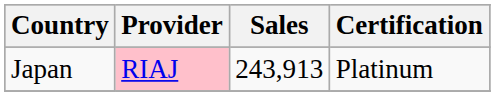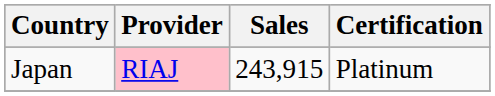(279, 68) 243,913 -> (279, 68) 243,915
